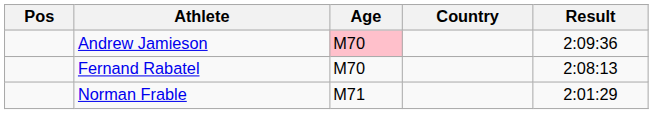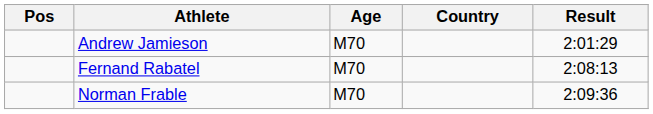(349, 43) pink background -> (349, 43) no background
(590, 43) 2:09:36 -> (590, 43) 2:01:29
(349, 95) M71 -> (349, 95) M70
(590, 95) 2:01:29 -> (590, 95) 2:09:36
